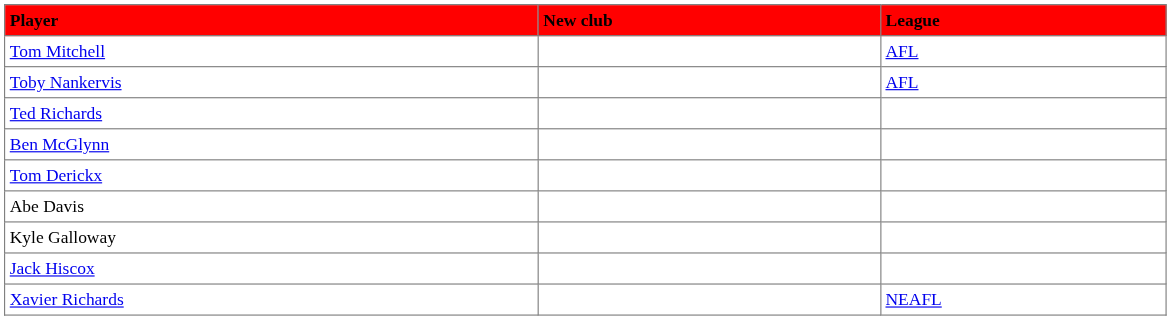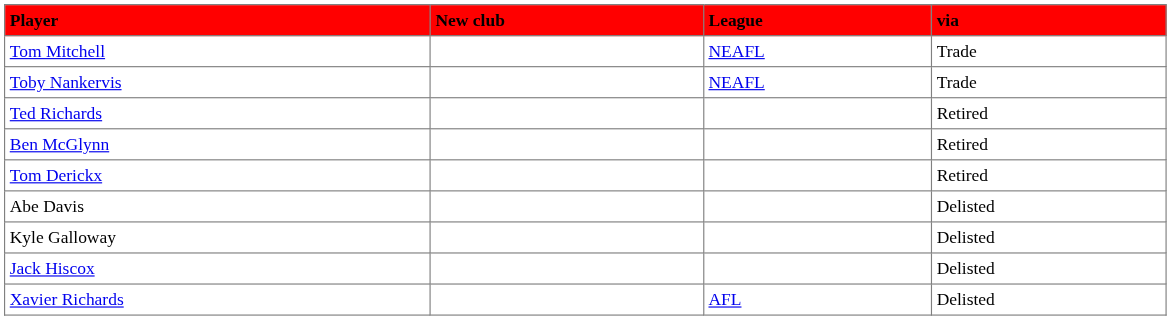+ column: (948, 20)
(902, 51) AFL -> (737, 51) NEAFL
(902, 82) AFL -> (737, 82) NEAFL
(914, 299) NEAFL -> (725, 299) AFL
